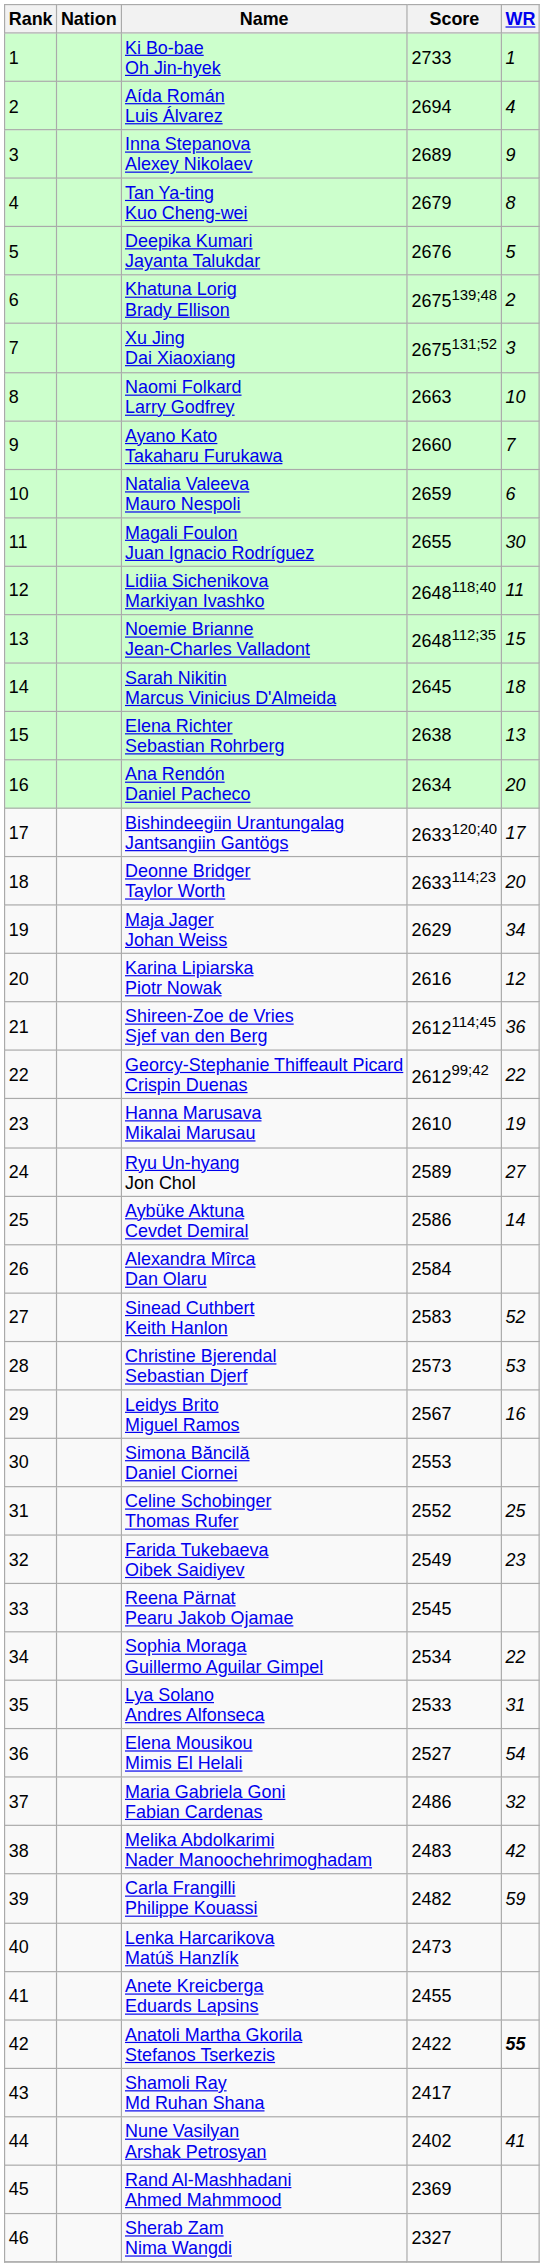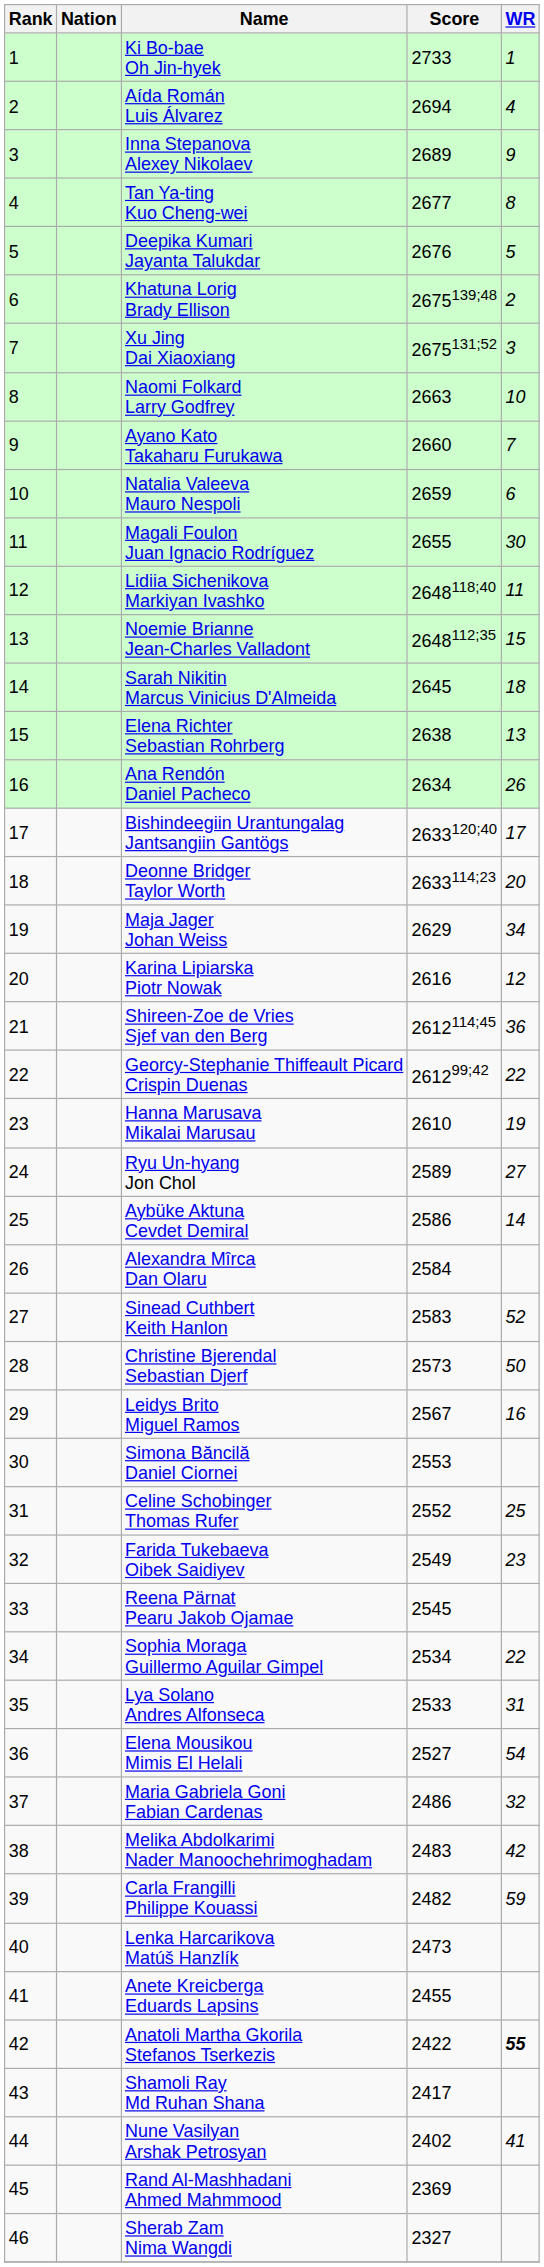(432, 203) 2679 -> (432, 203) 2677
(515, 784) 20 -> (515, 784) 26
(515, 1366) 53 -> (515, 1366) 50
